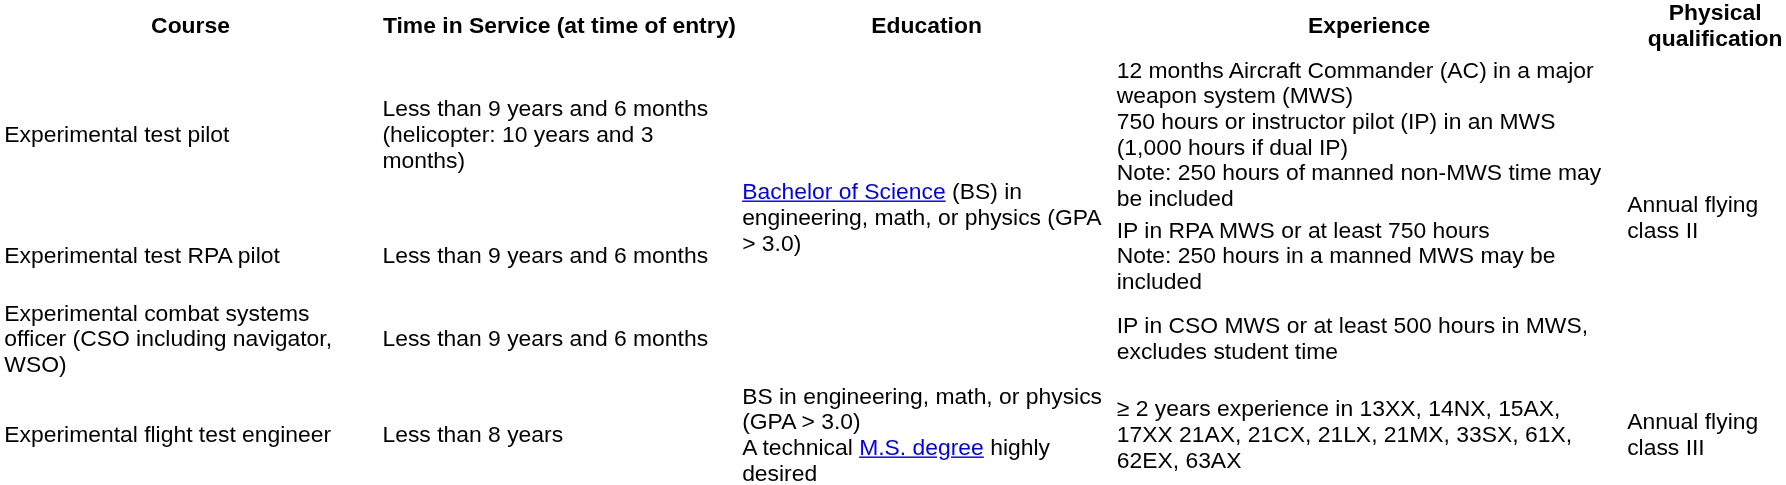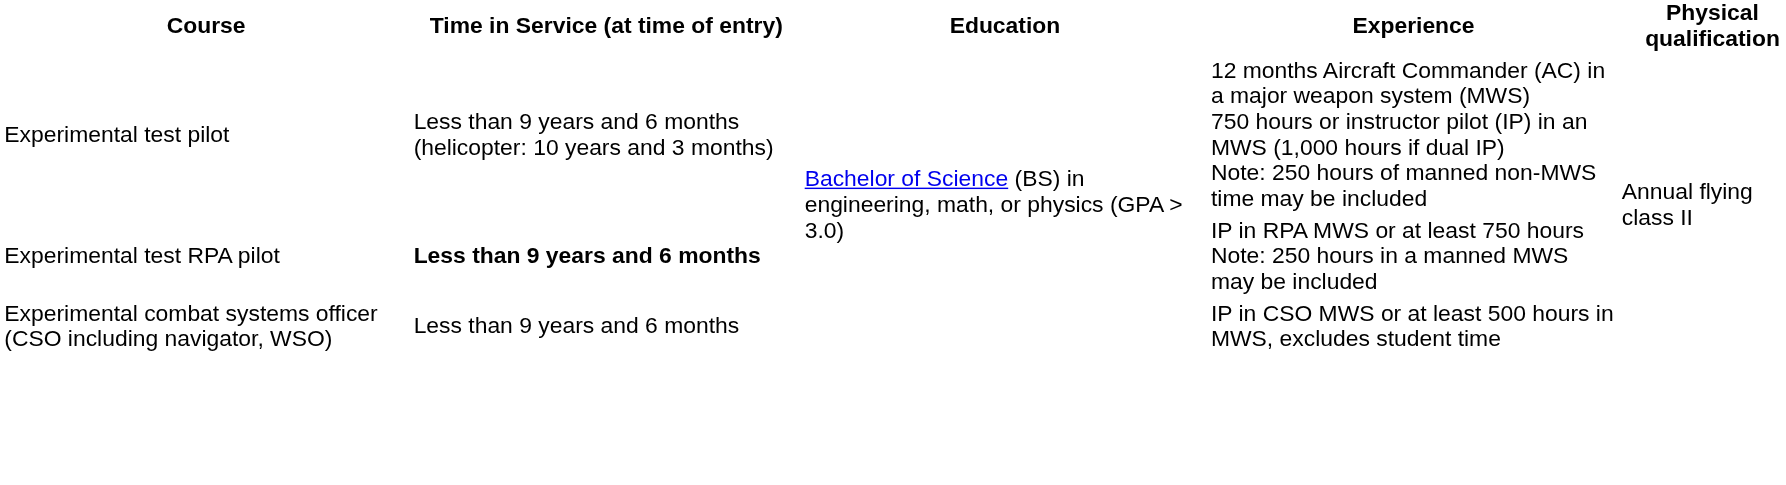(545, 256) normal -> (587, 256) bold
- row: (168, 434)
